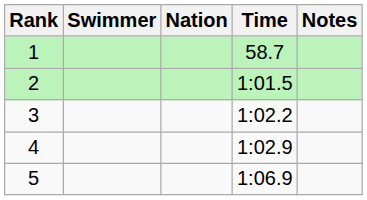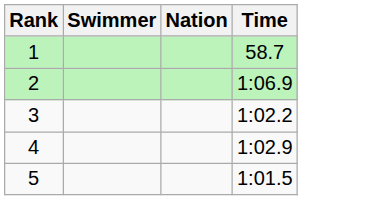- column: (330, 20)
(265, 83) 1:01.5 -> (265, 83) 1:06.9
(265, 178) 1:06.9 -> (265, 178) 1:01.5
